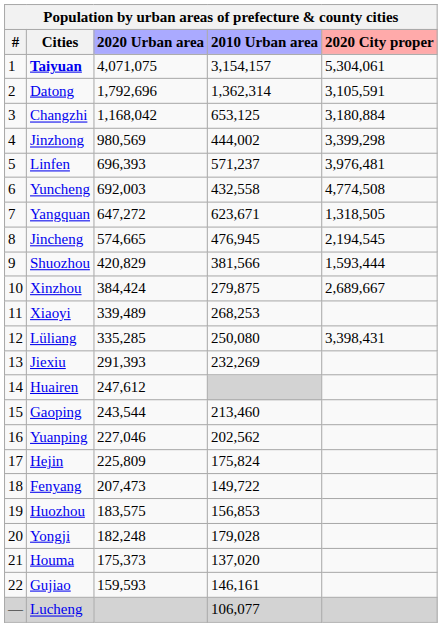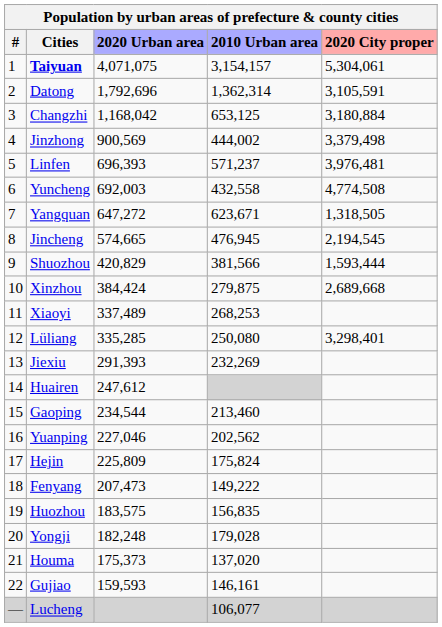(121, 140) 980,569 -> (121, 140) 900,569
(355, 140) 3,399,298 -> (355, 140) 3,379,498
(355, 288) 2,689,667 -> (355, 288) 2,689,668
(121, 313) 339,489 -> (121, 313) 337,489
(355, 338) 3,398,431 -> (355, 338) 3,298,401
(121, 412) 243,544 -> (121, 412) 234,544
(235, 486) 149,722 -> (235, 486) 149,222
(235, 511) 156,853 -> (235, 511) 156,835
